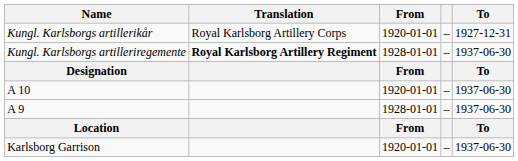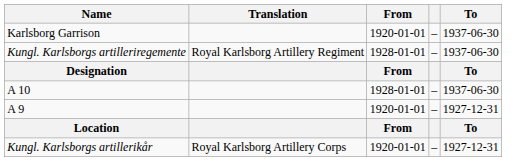rows swapped: (80, 33) <-> (54, 147)
(284, 52) bold -> (278, 52) normal
(410, 90) 1920-01-01 -> (398, 90) 1928-01-01
(410, 109) 1928-01-01 -> (398, 109) 1920-01-01
(483, 109) 1937-06-30 -> (471, 109) 1927-12-31
